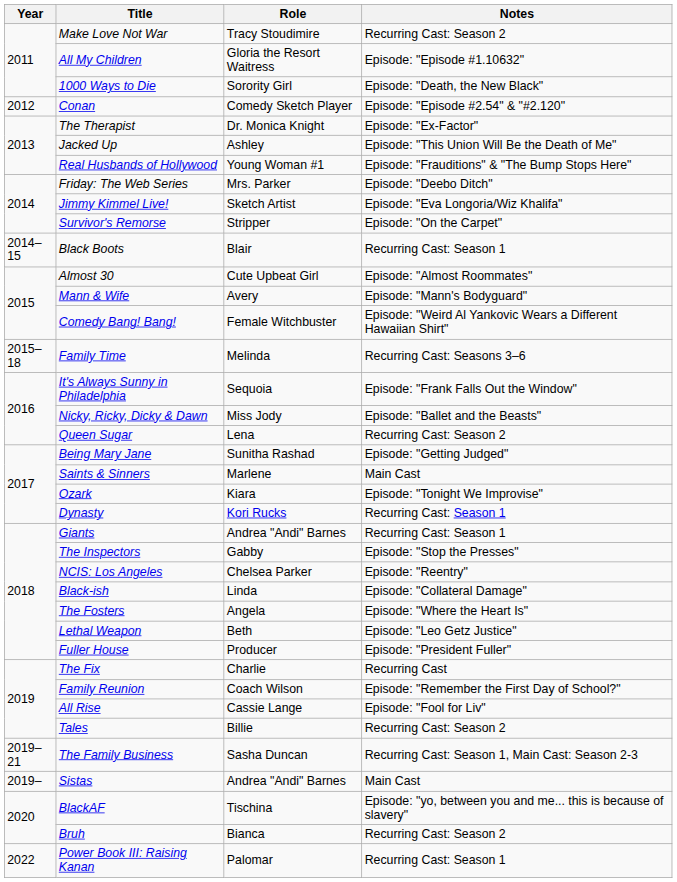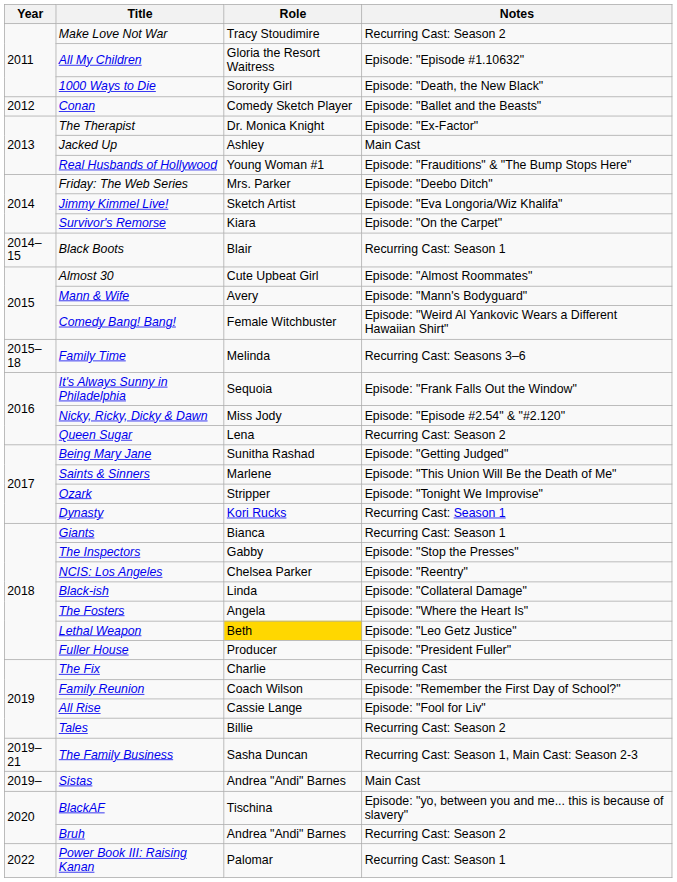(465, 106) Episode: "Episode #2.54" & "#2.120" -> (453, 106) Episode: "Ballet and the Beasts"
(491, 145) Episode: "This Union Will Be the Death of Me" -> (392, 145) Main Cast
(248, 223) Stripper -> (241, 223) Kiara
(453, 415) Episode: "Ballet and the Beasts" -> (465, 415) Episode: "Episode #2.54" & "#2.120"
(392, 474) Main Cast -> (491, 474) Episode: "This Union Will Be the Death of Me"
(241, 493) Kiara -> (248, 493) Stripper
(286, 532) Andrea "Andi" Barnes -> (246, 532) Bianca
(240, 630) no background -> (240, 630) gold background
(246, 834) Bianca -> (286, 834) Andrea "Andi" Barnes
